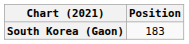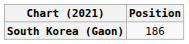(155, 31) 183 -> (155, 31) 186
